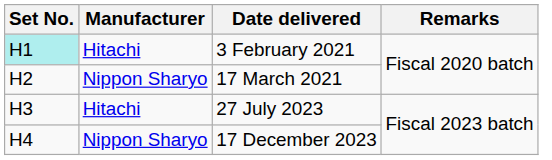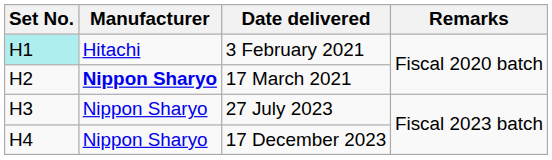(145, 79) normal -> (150, 79) bold
(112, 109) Hitachi -> (145, 109) Nippon Sharyo
